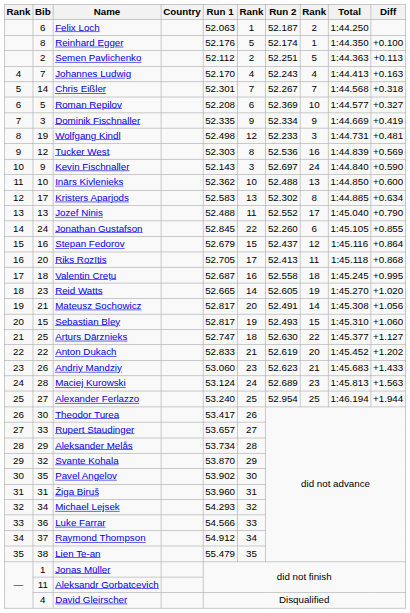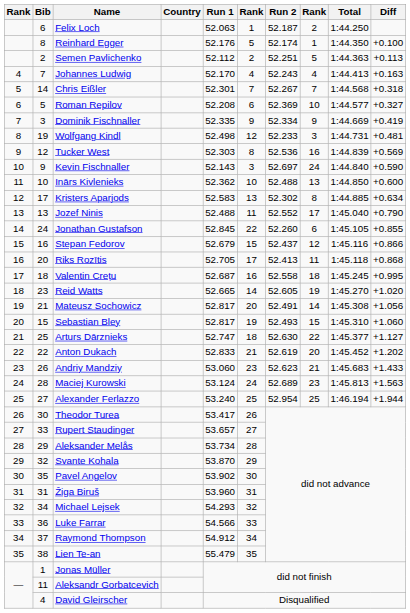(388, 244) +0.864 -> (388, 244) +0.866
